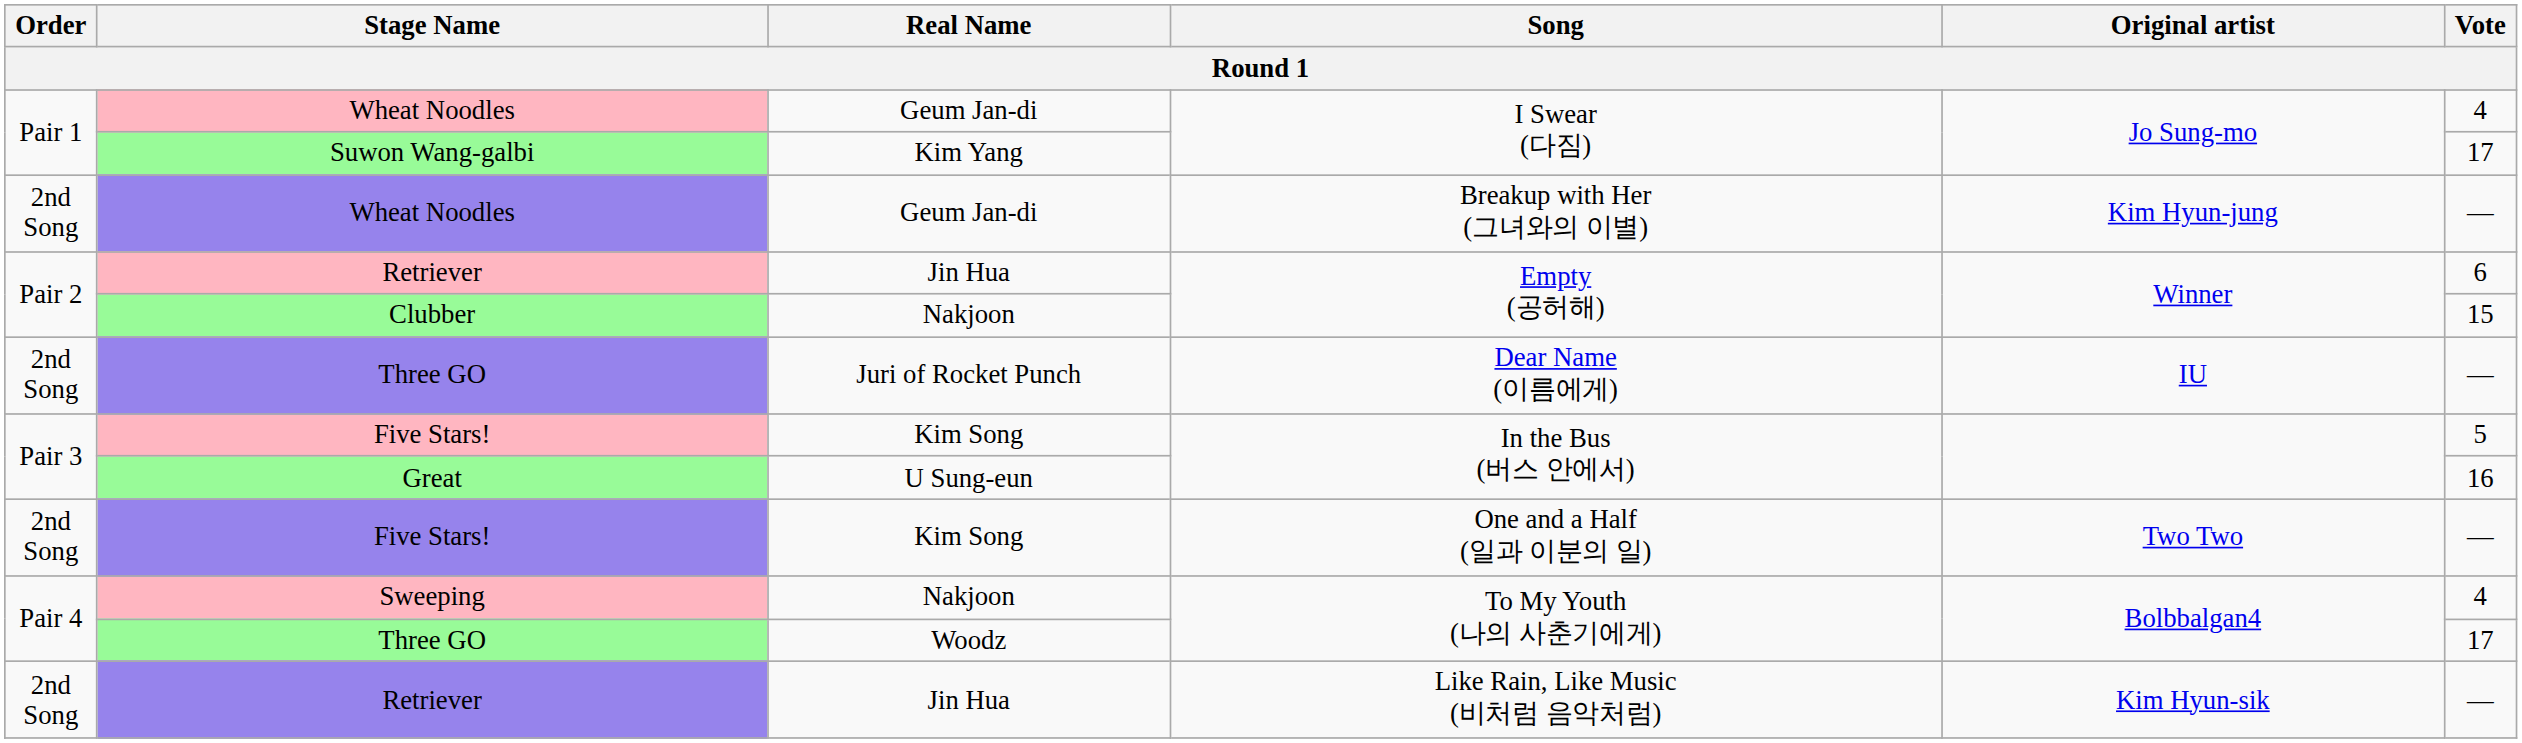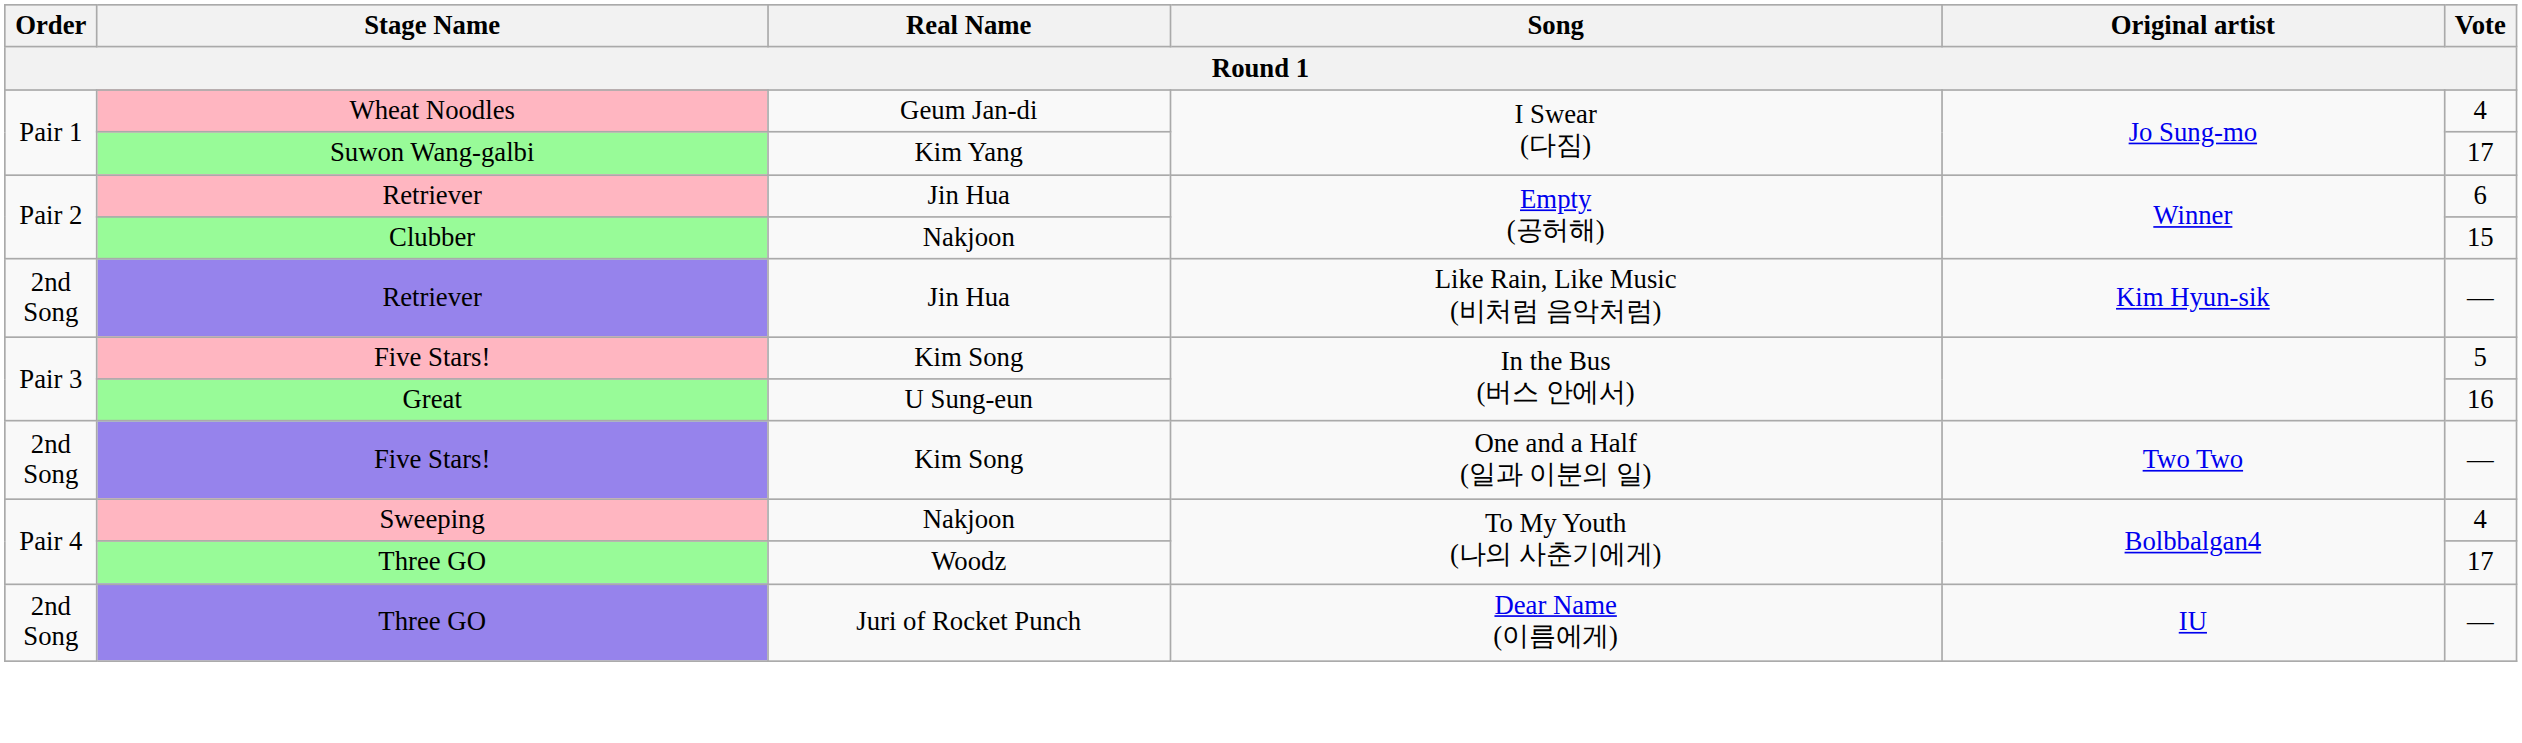- row: (432, 212)
rows swapped: (432, 699) <-> (432, 374)
